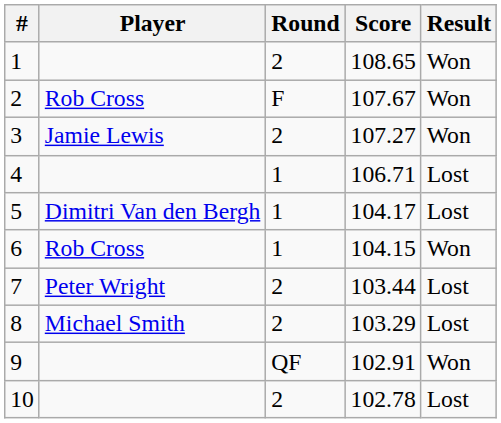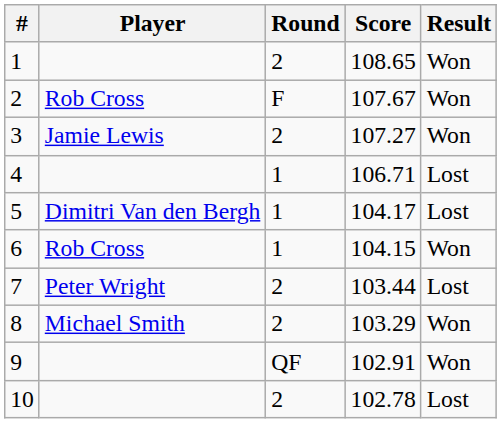(448, 323) Lost -> (449, 323) Won
